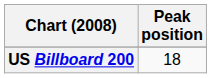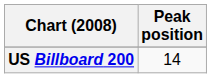(172, 60) 18 -> (172, 60) 14
